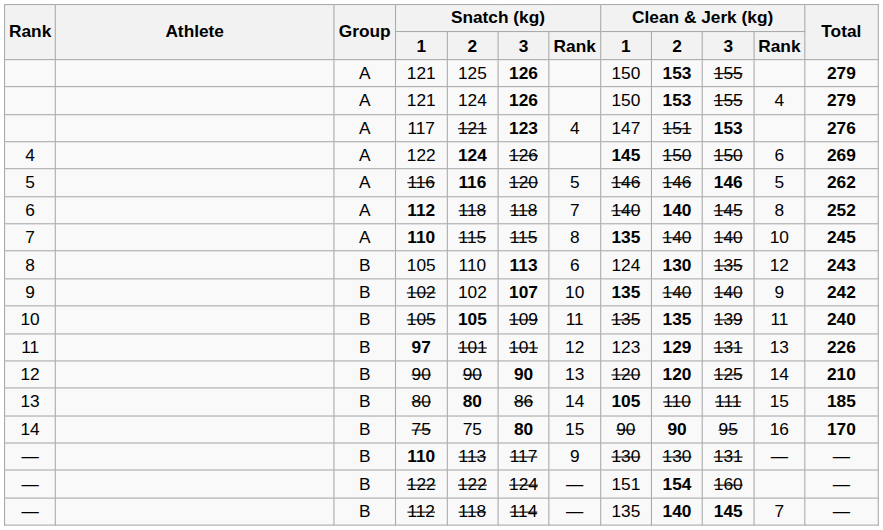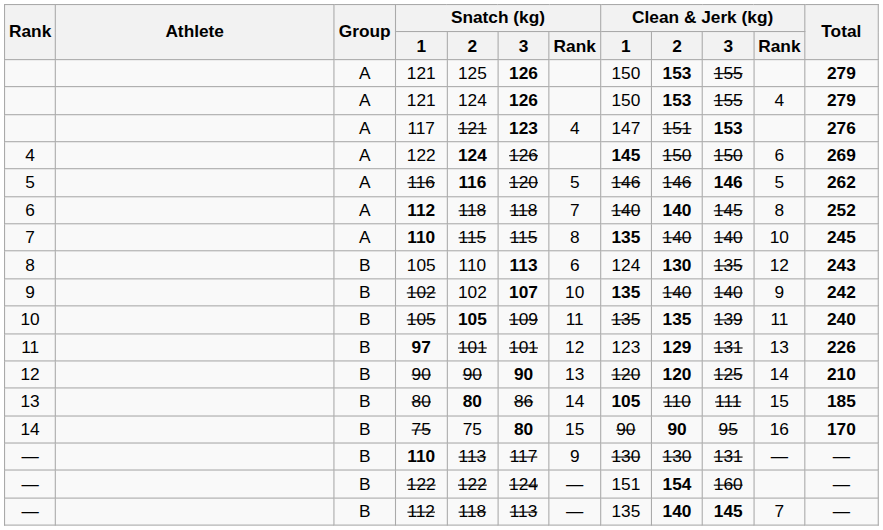(524, 511) 114 -> (524, 511) 113
